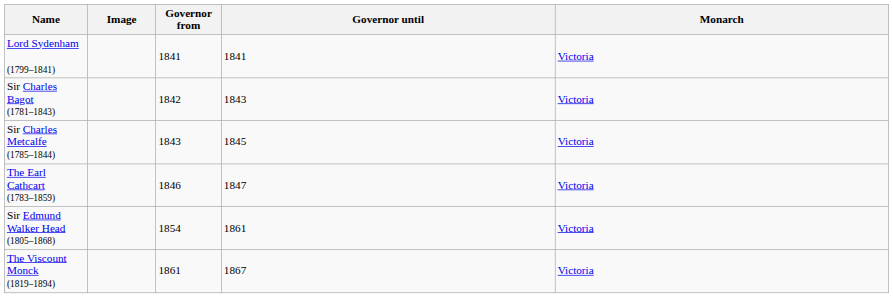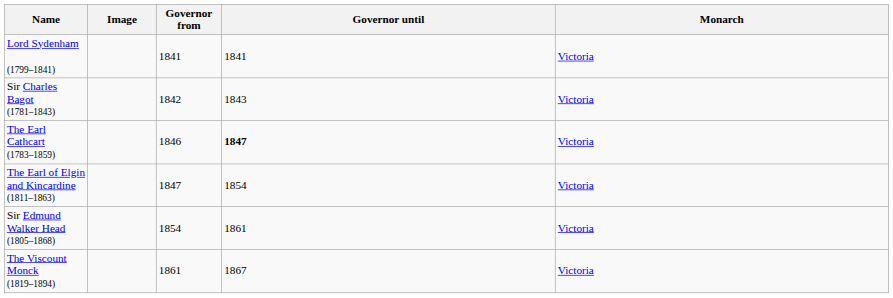- row: (32, 142)
(235, 185) normal -> (235, 142) bold
+ row: (46, 185)
